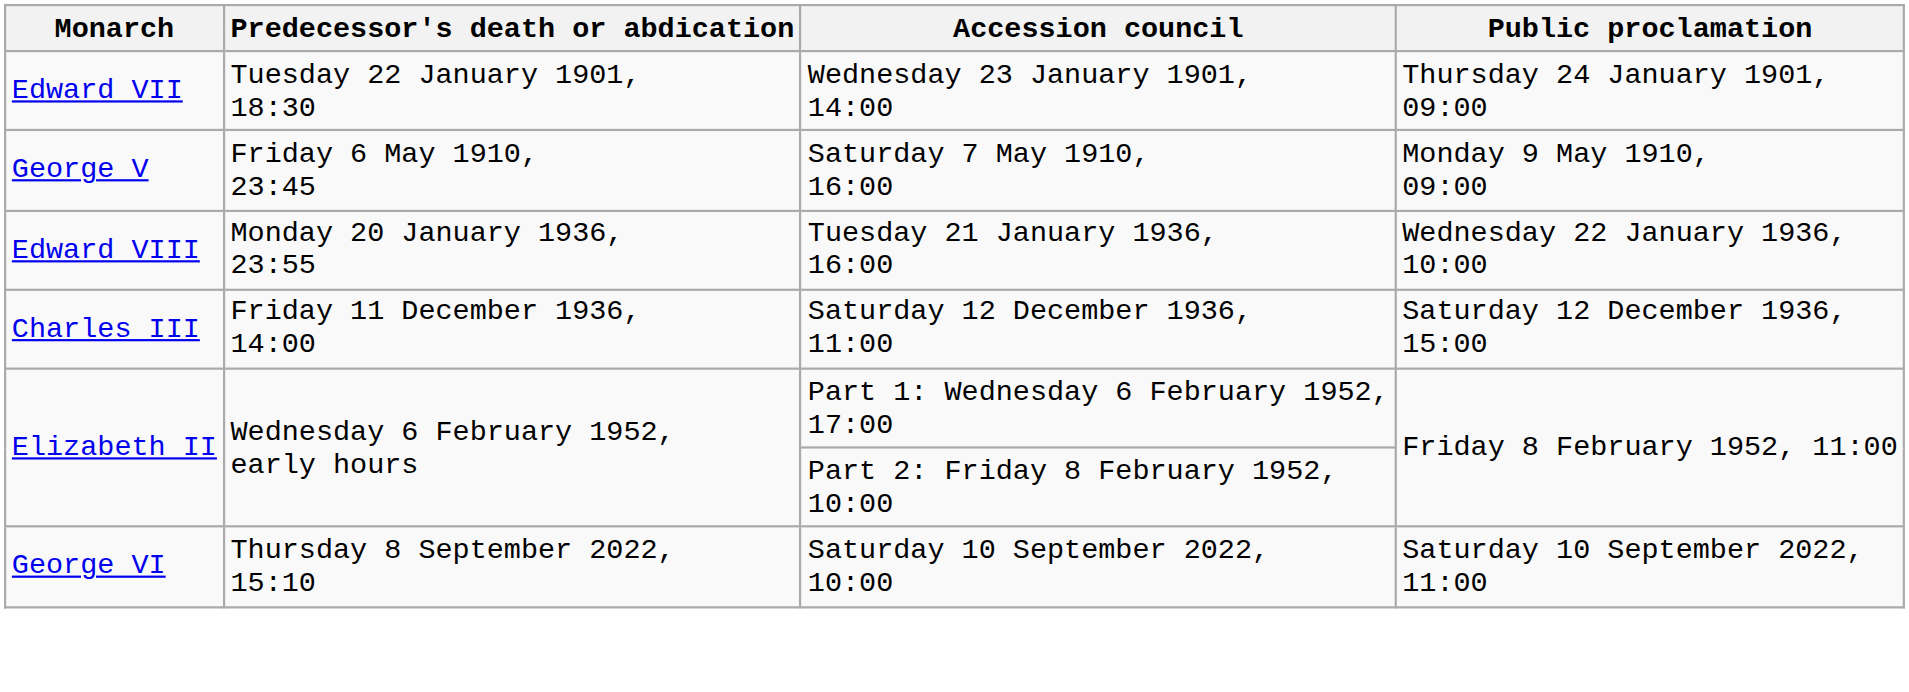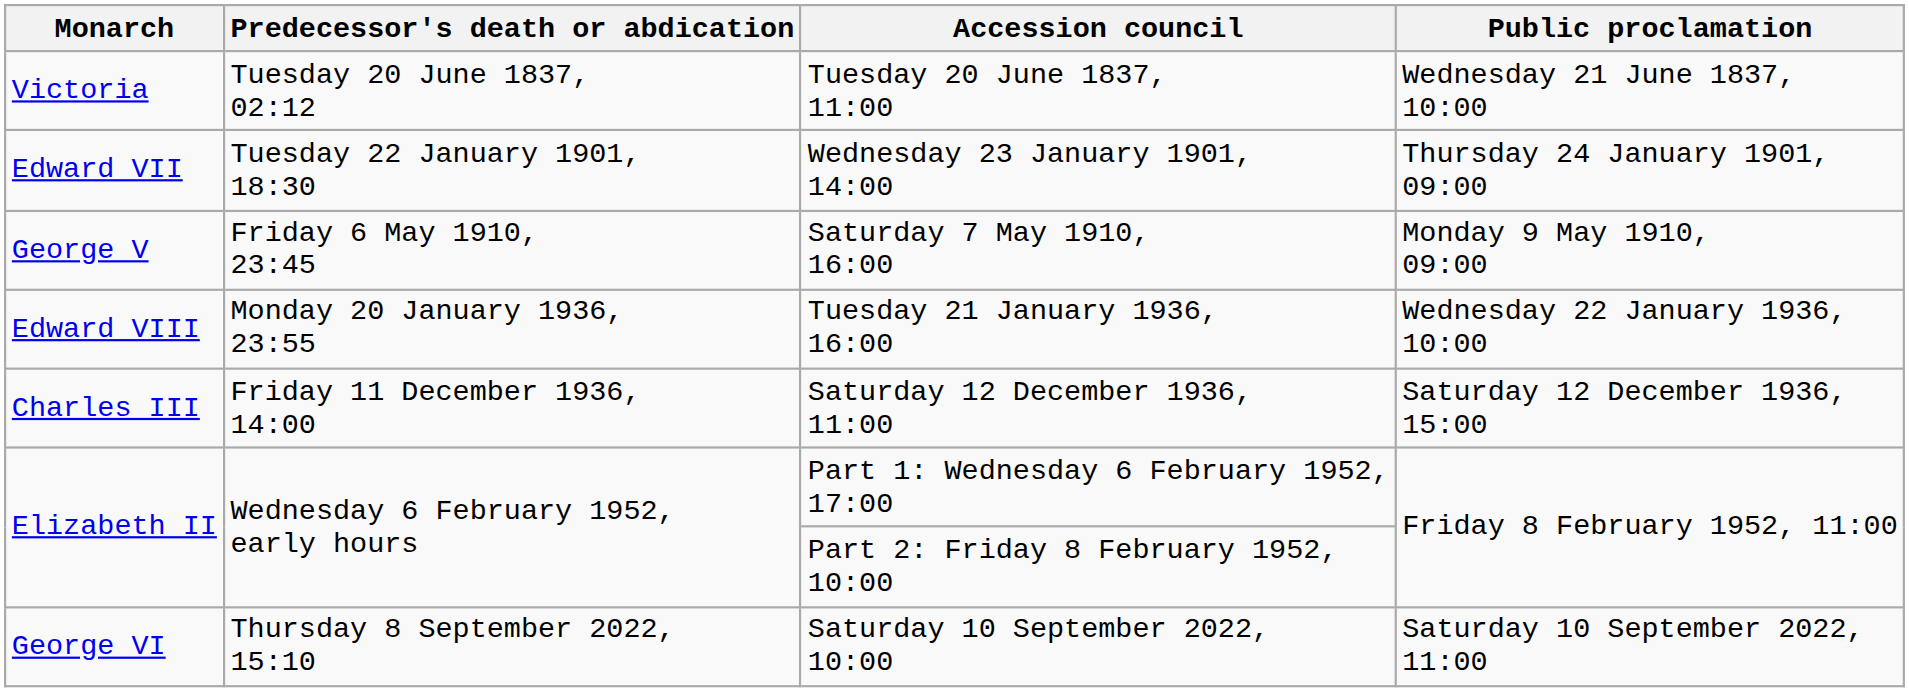+ row: (987, 91)
